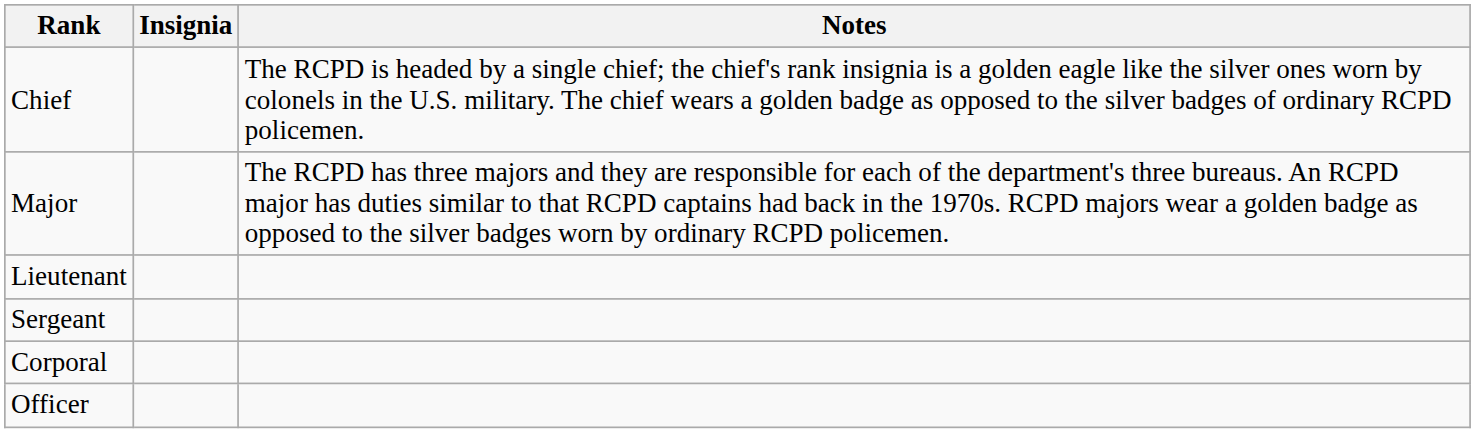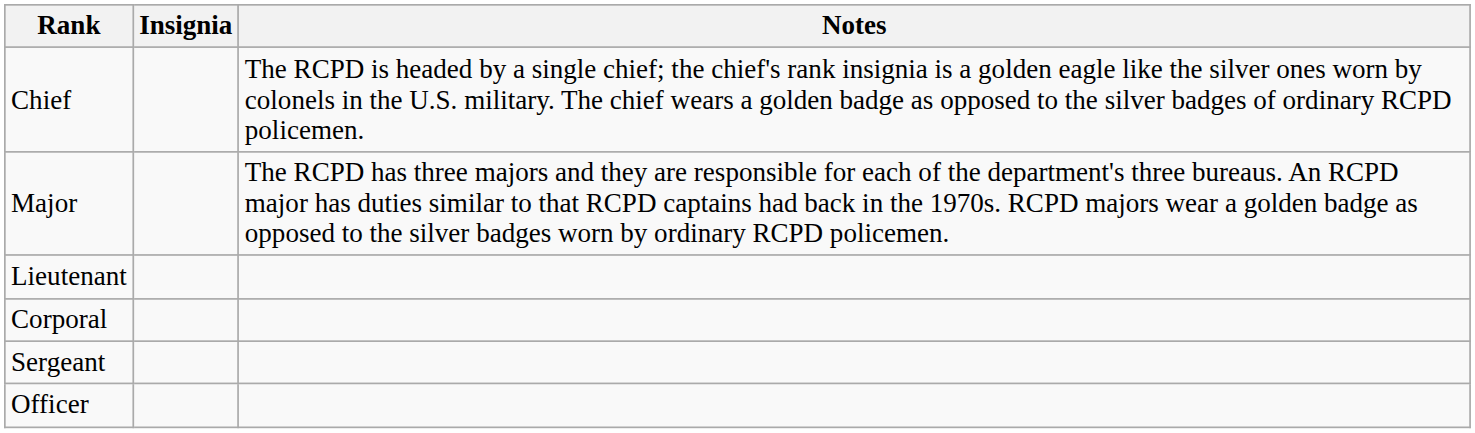rows swapped: (58, 319) <-> (59, 362)
